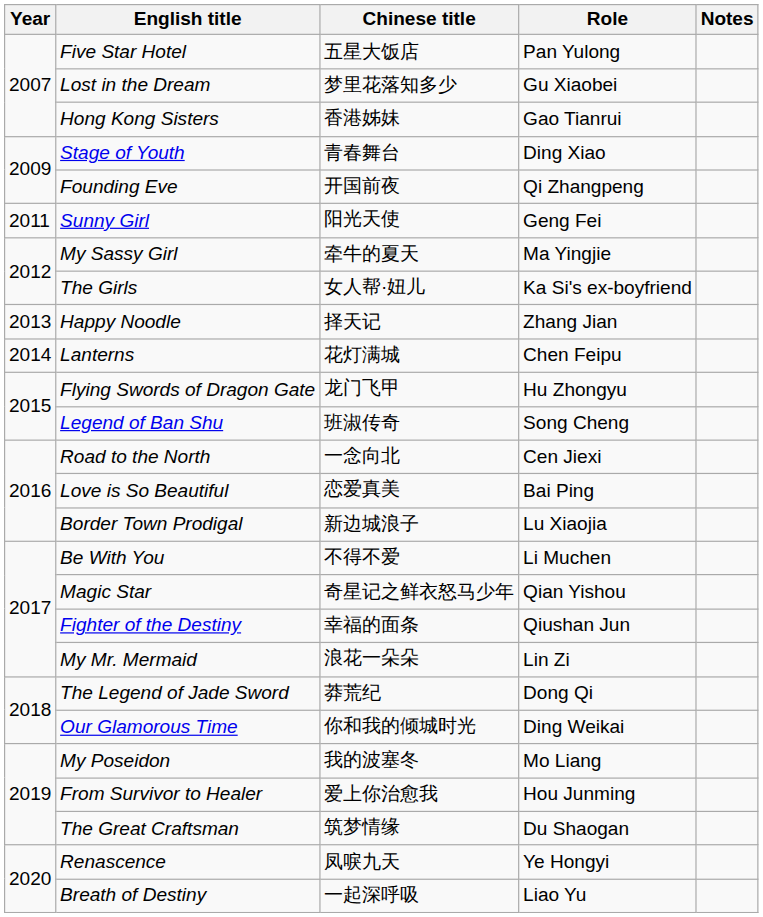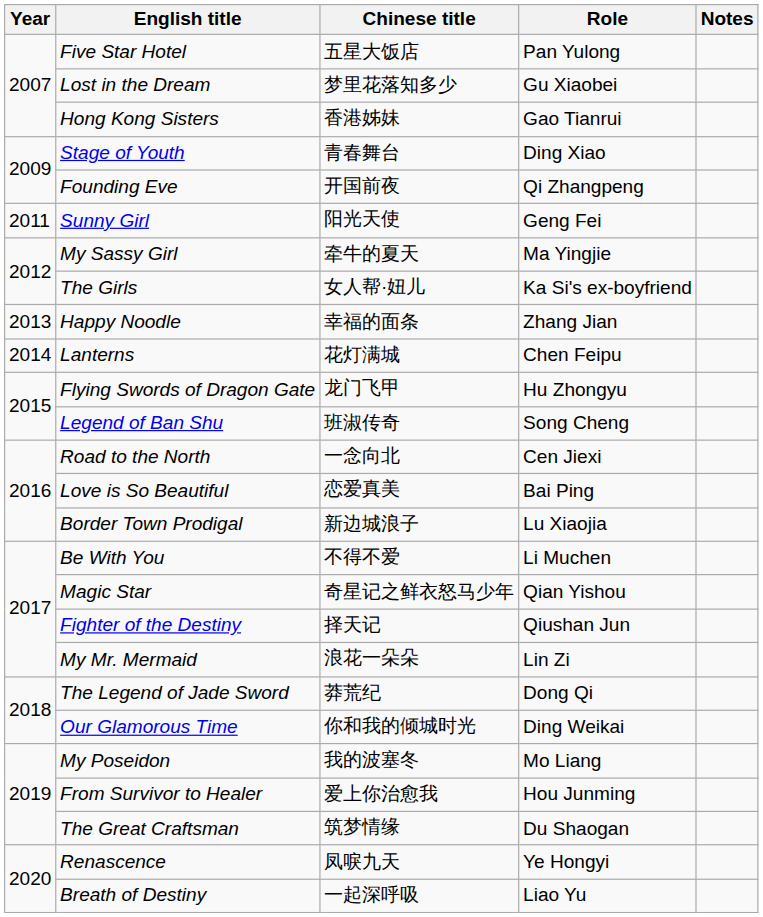(353, 321) 择天记 -> (372, 321) 幸福的面条
(372, 625) 幸福的面条 -> (353, 625) 择天记
